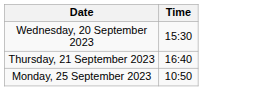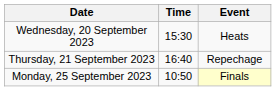+ column: (234, 13)
